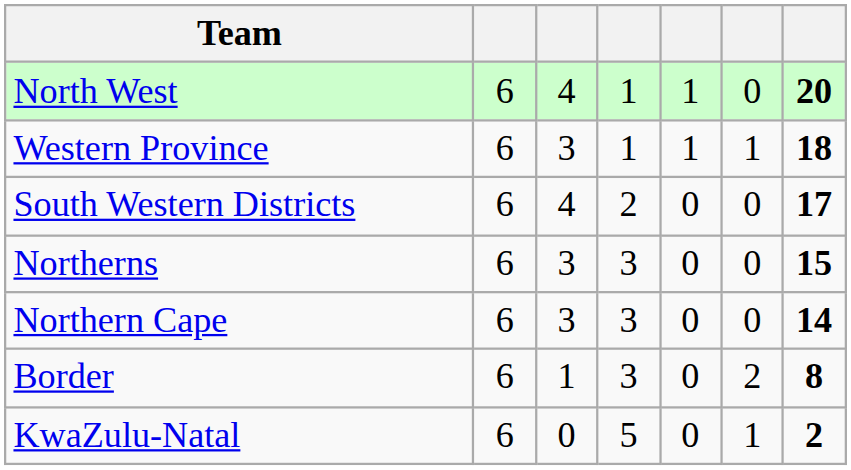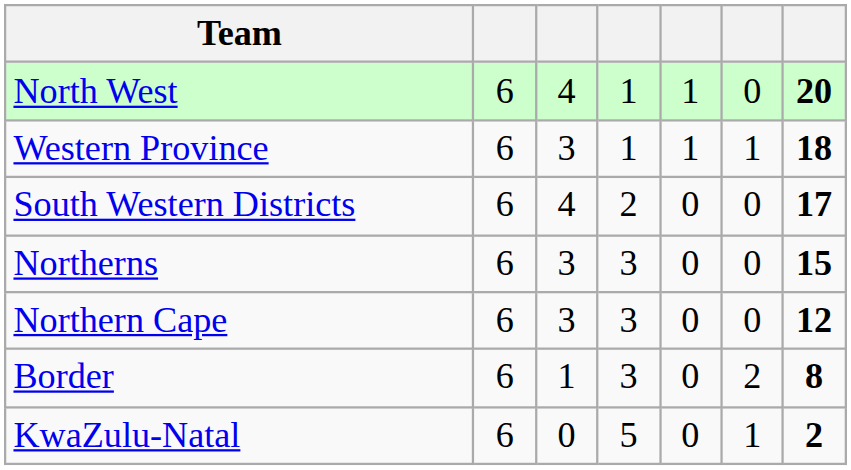(814, 319) 14 -> (814, 319) 12
